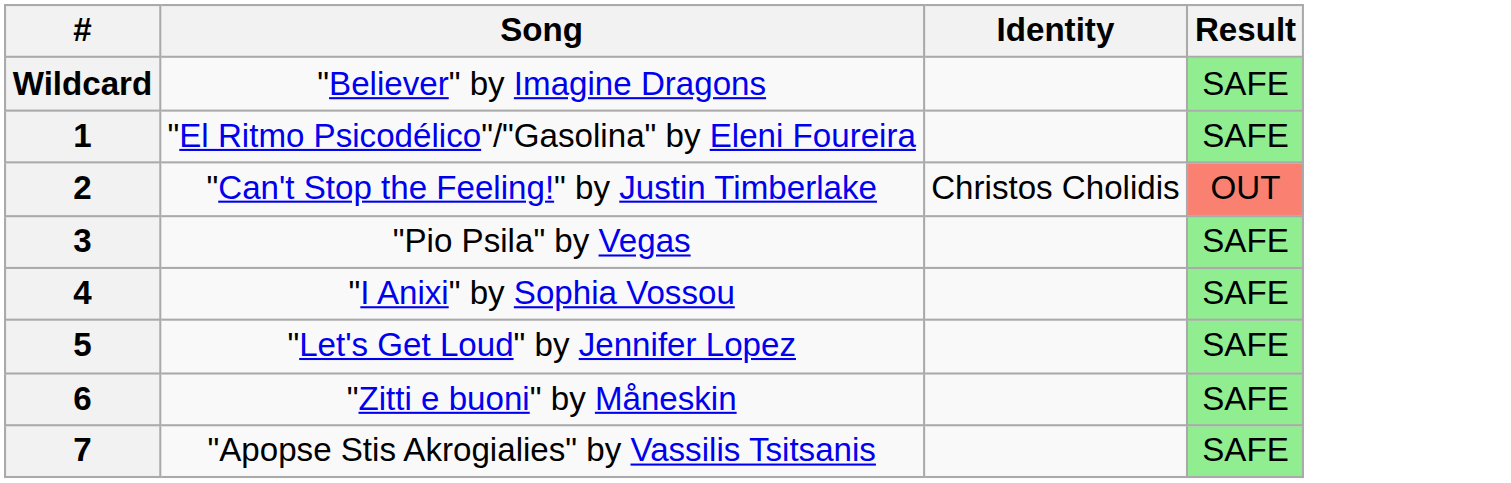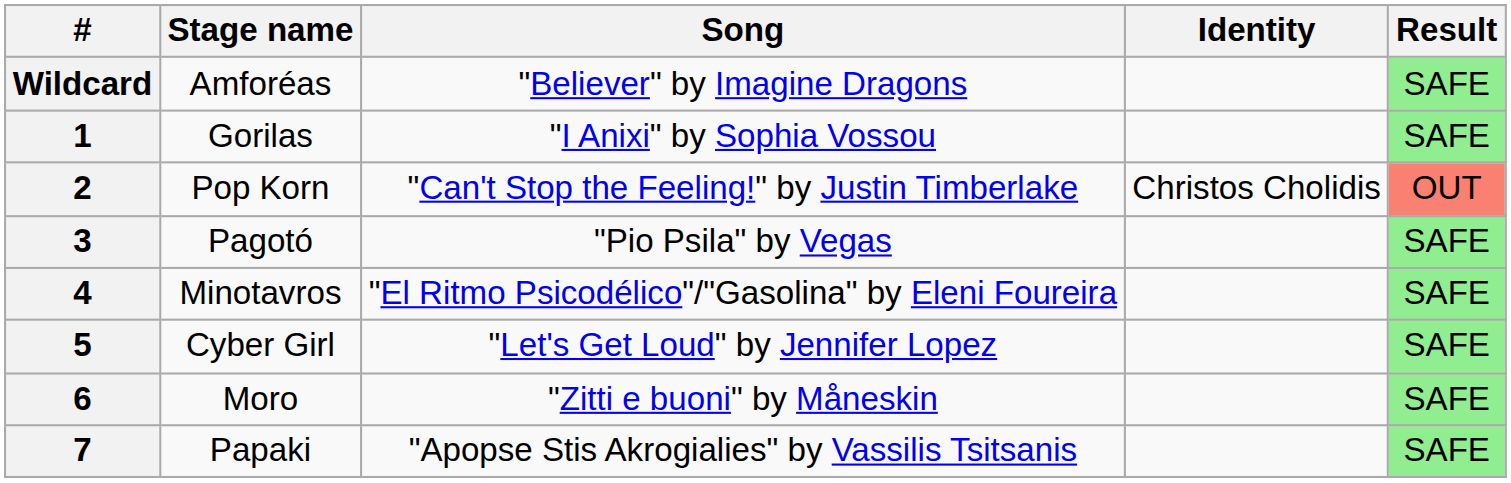+ column: (260, 30)
(542, 135) "El Ritmo Psicodélico"/"Gasolina" by Eleni Foureira -> (743, 135) "I Anixi" by Sophia Vossou
(542, 293) "I Anixi" by Sophia Vossou -> (743, 293) "El Ritmo Psicodélico"/"Gasolina" by Eleni Foureira
